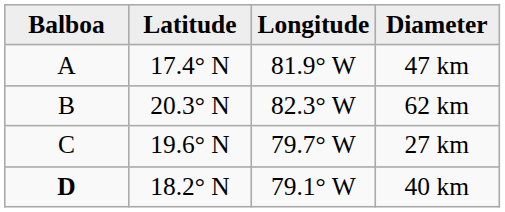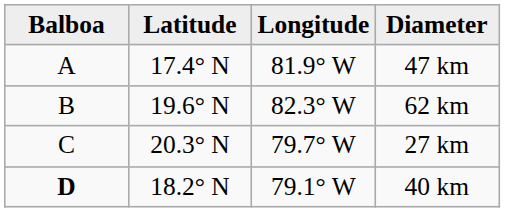(190, 105) 20.3° N -> (190, 105) 19.6° N
(190, 145) 19.6° N -> (190, 145) 20.3° N
